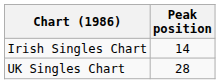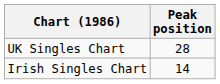rows swapped: (77, 48) <-> (66, 68)
